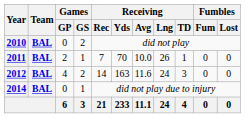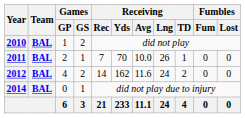(65, 43) 0 -> (65, 43) 1
(122, 74) 163 -> (122, 74) 162
(184, 74) 3 -> (184, 74) 2
